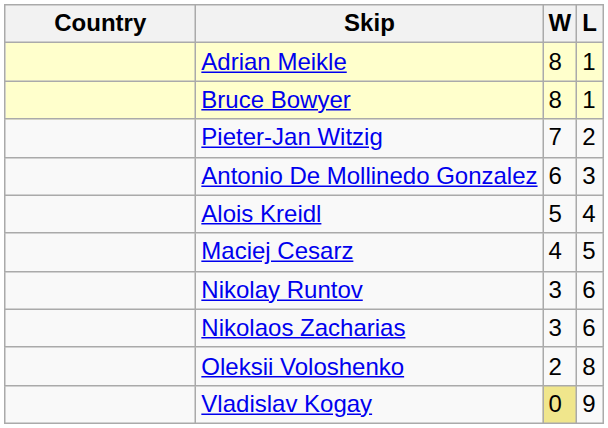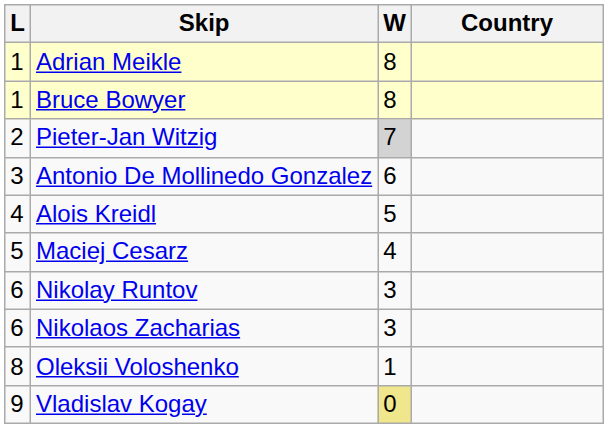columns swapped: (100, 23) <-> (590, 23)
(555, 137) no background -> (390, 137) lightgrey background
(555, 366) 2 -> (390, 366) 1
